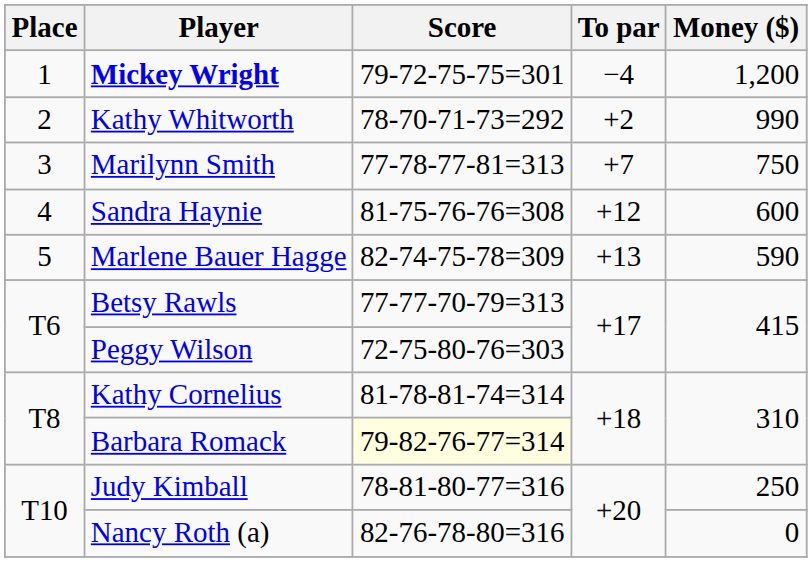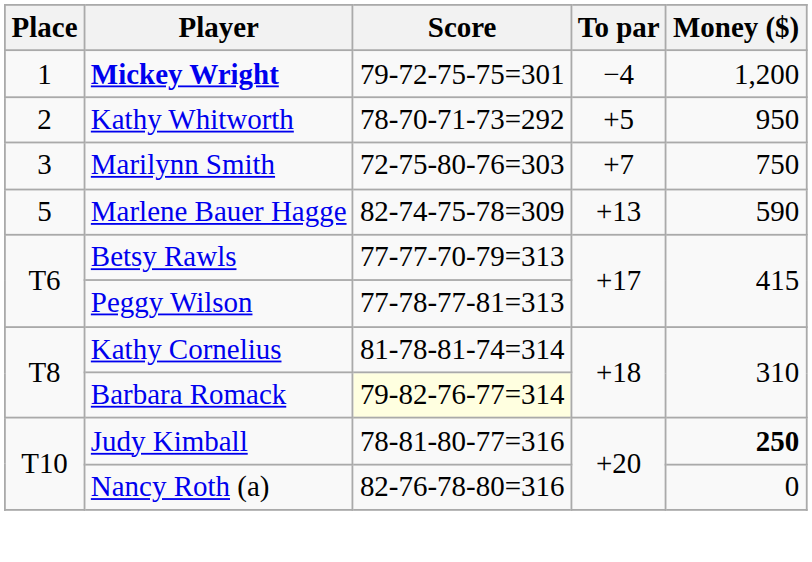(619, 119) +2 -> (619, 119) +5
(778, 119) 990 -> (778, 119) 950
(462, 165) 77-78-77-81=313 -> (462, 165) 72-75-80-76=303
- row: (177, 211)
(462, 348) 72-75-80-76=303 -> (462, 303) 77-78-77-81=313
(778, 486) normal -> (778, 440) bold
